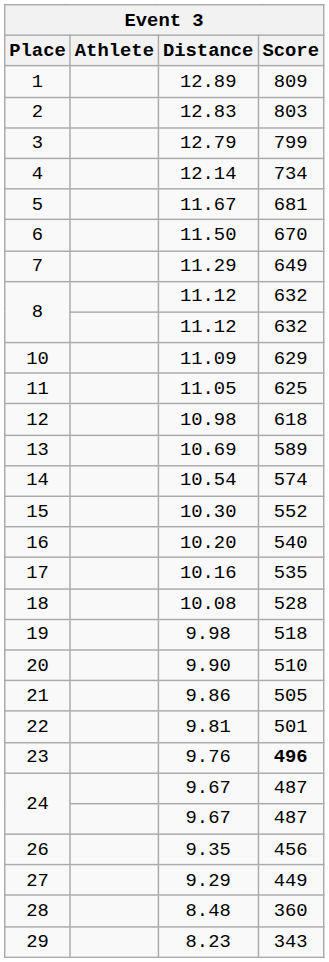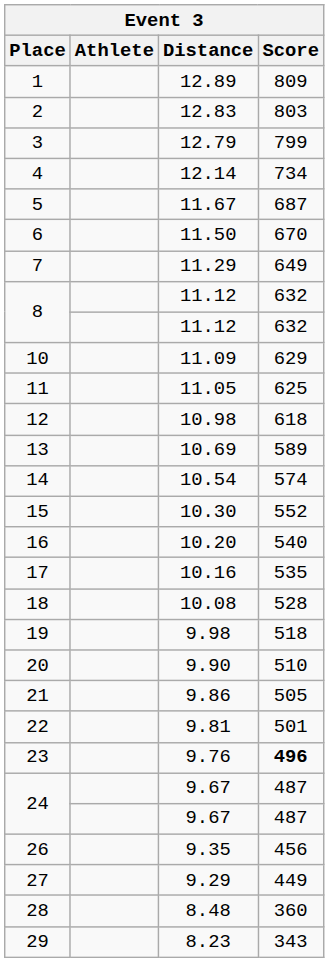(291, 204) 681 -> (291, 204) 687
